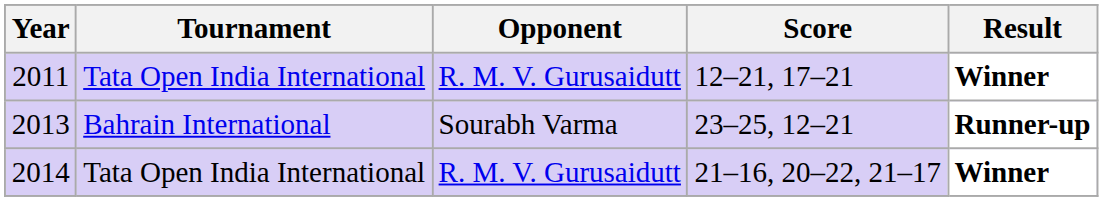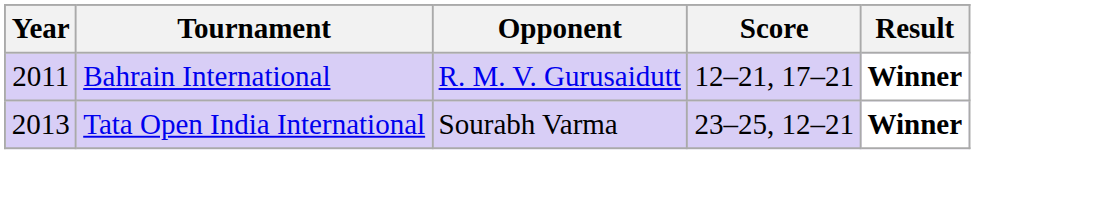(254, 76) Tata Open India International -> (207, 76) Bahrain International
(207, 124) Bahrain International -> (254, 124) Tata Open India International
(1022, 124) Runner-up -> (915, 124) Winner
- row: (41, 172)
